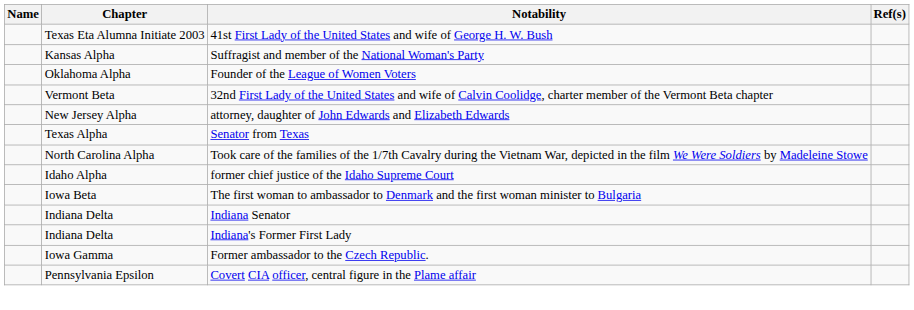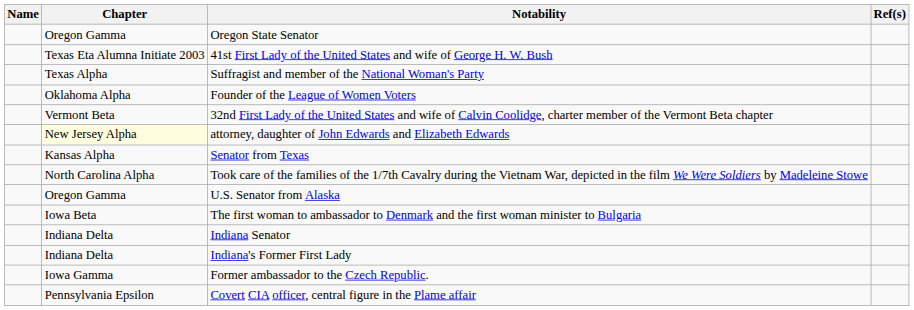+ row: (264, 34)
(80, 54) Kansas Alpha -> (76, 74) Texas Alpha
(91, 114) no background -> (91, 134) lightyellow background
(76, 134) Texas Alpha -> (80, 154) Kansas Alpha
- row: (332, 174)
+ row: (275, 194)
